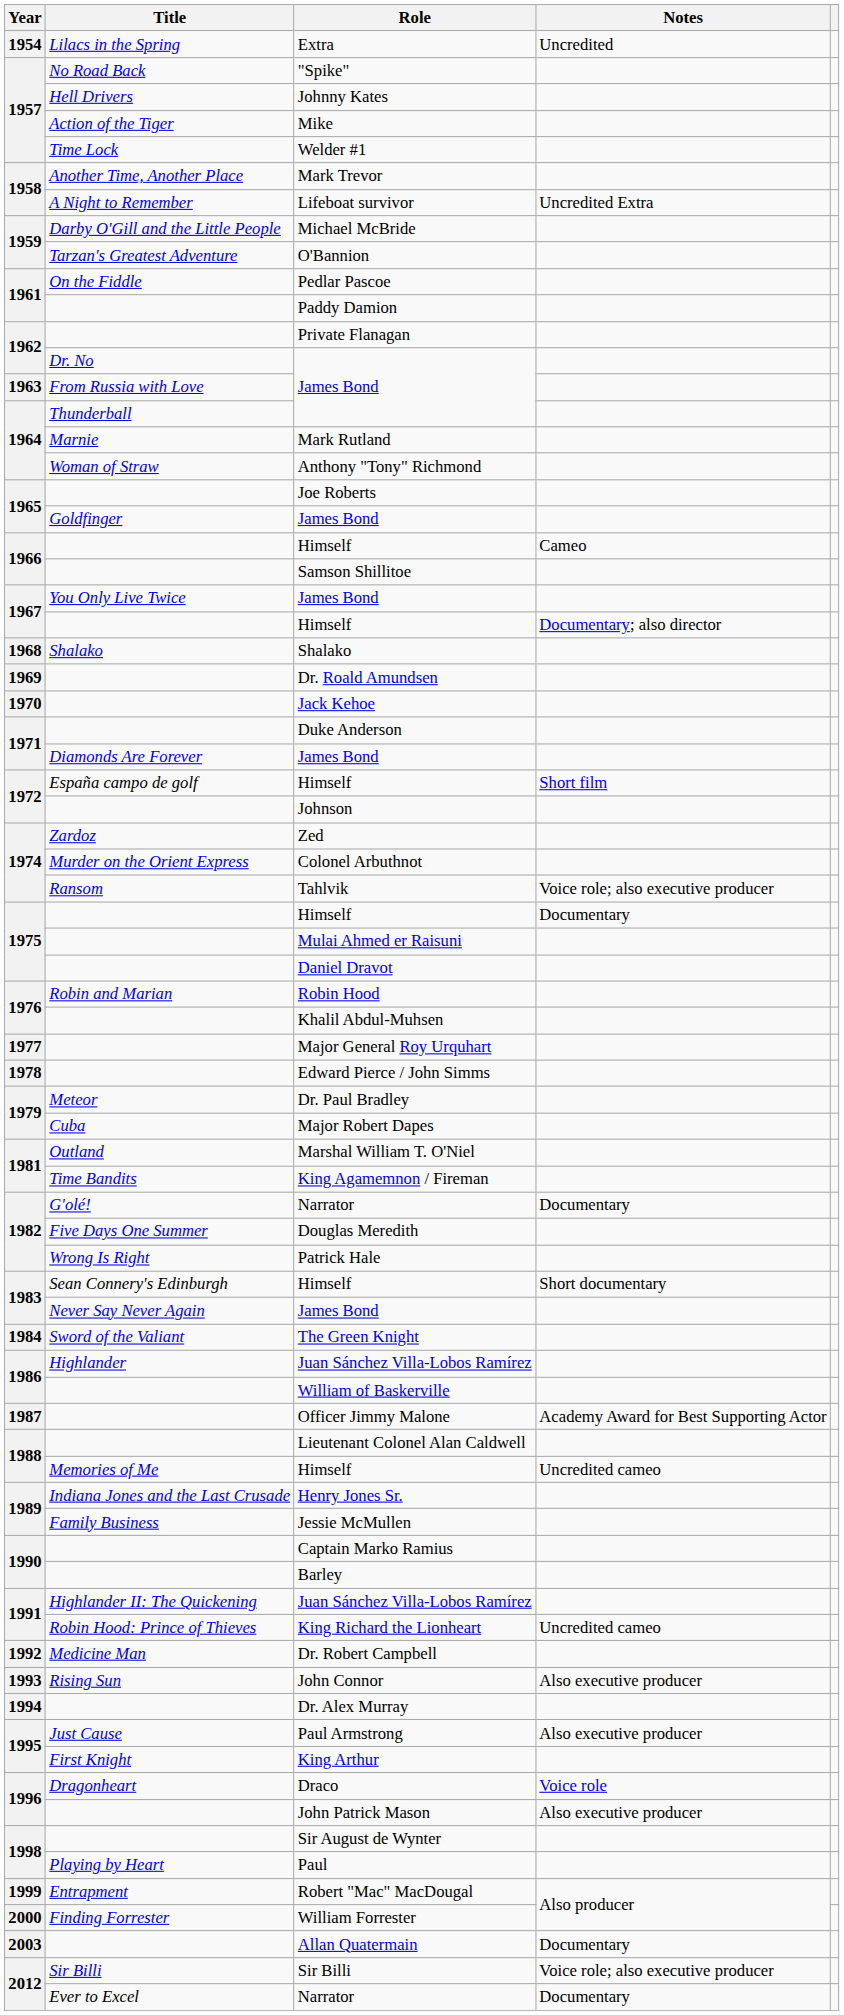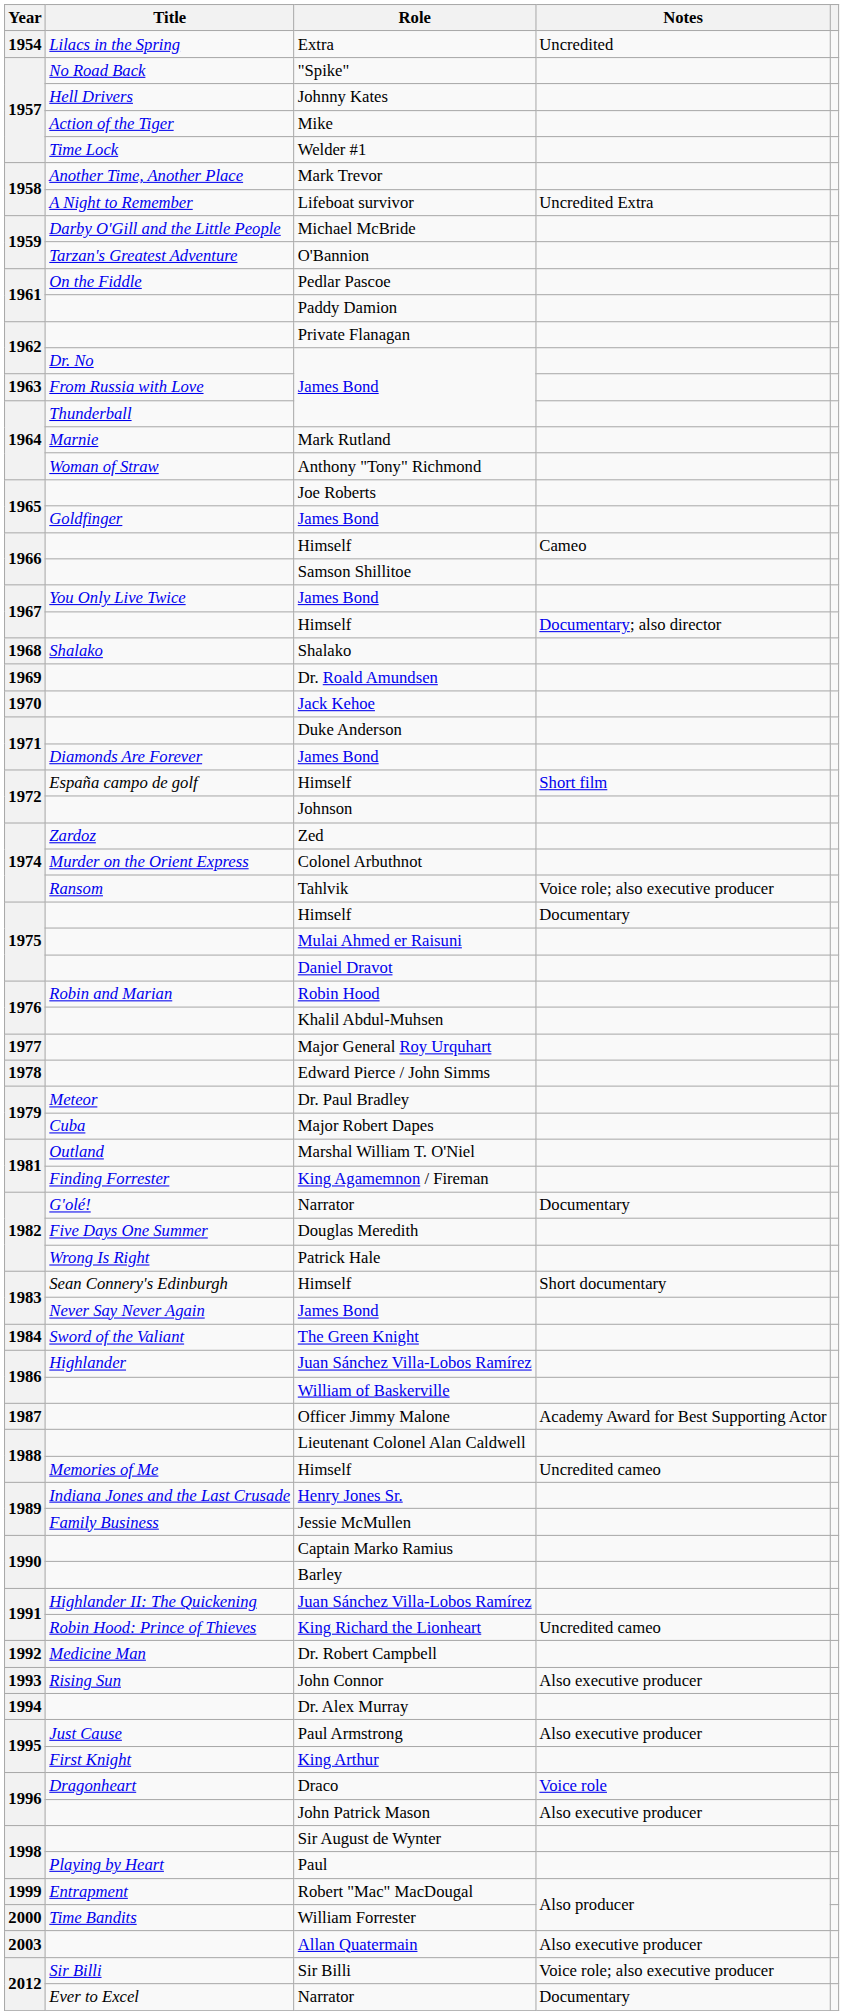(93, 1178) Time Bandits -> (109, 1178) Finding Forrester
(109, 1917) Finding Forrester -> (93, 1917) Time Bandits
(585, 1944) Documentary -> (621, 1944) Also executive producer
